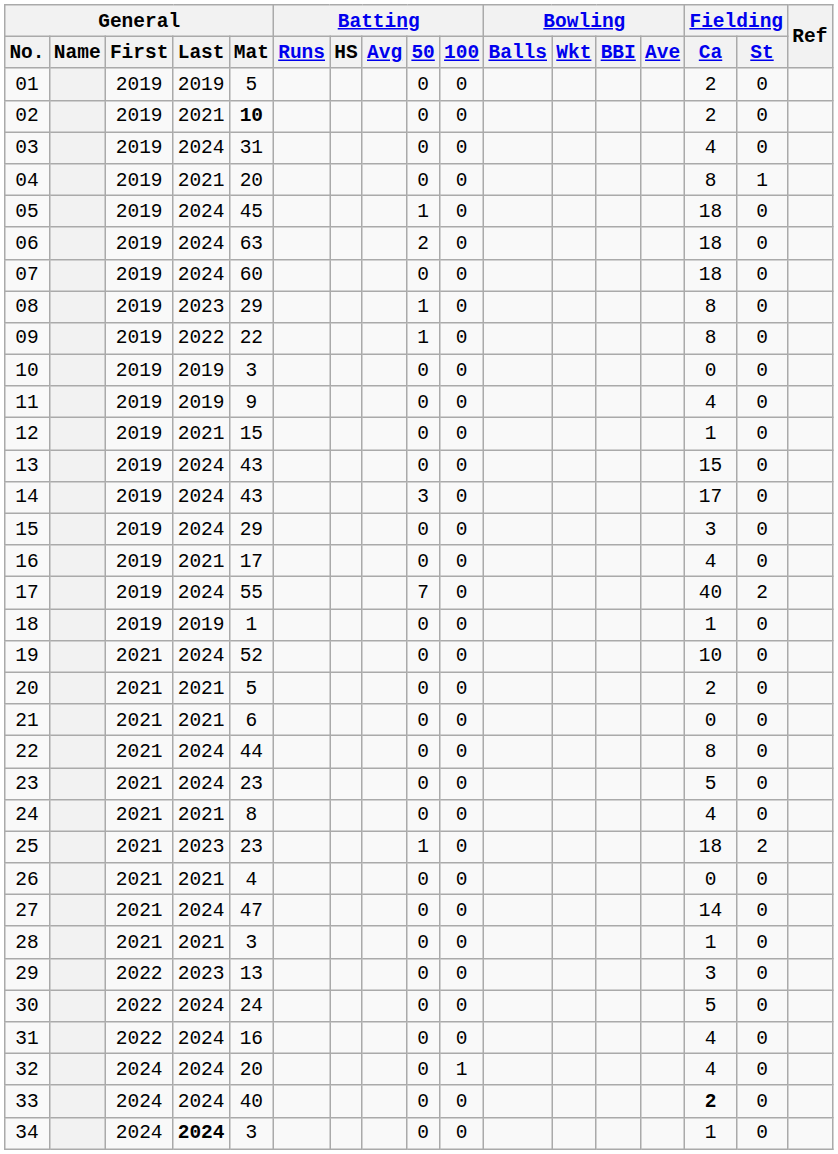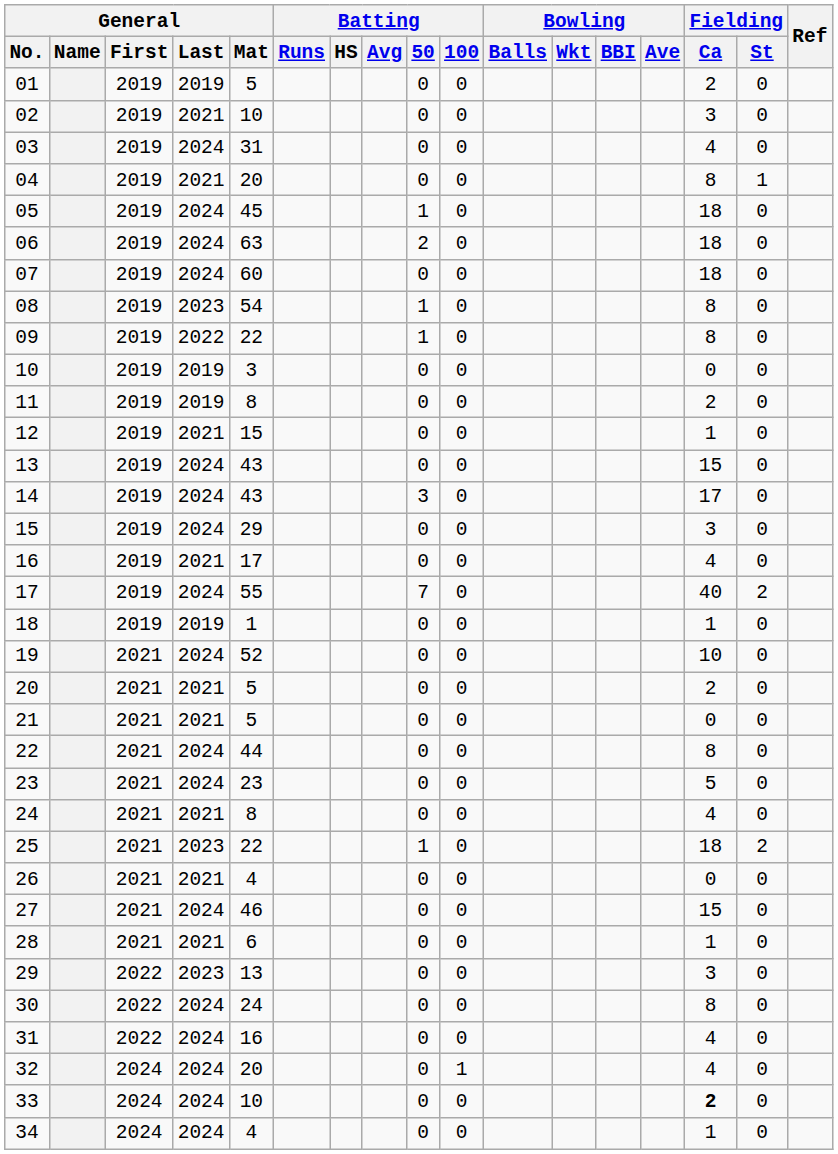(251, 116) bold -> (251, 116) normal
(711, 116) 2 -> (711, 116) 3
(251, 307) 29 -> (251, 307) 54
(251, 402) 9 -> (251, 402) 8
(711, 402) 4 -> (711, 402) 2
(251, 720) 6 -> (251, 720) 5
(251, 847) 23 -> (251, 847) 22
(251, 911) 47 -> (251, 911) 46
(711, 911) 14 -> (711, 911) 15
(251, 942) 3 -> (251, 942) 6
(711, 1006) 5 -> (711, 1006) 8
(251, 1101) 40 -> (251, 1101) 10
(201, 1133) bold -> (201, 1133) normal
(251, 1133) 3 -> (251, 1133) 4
